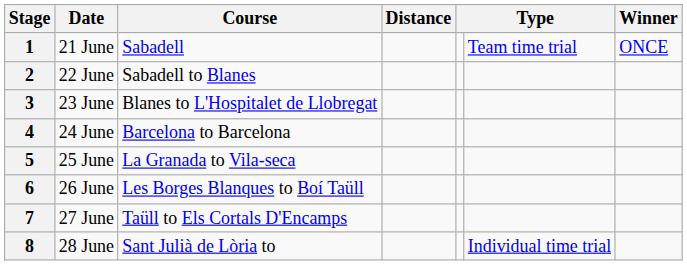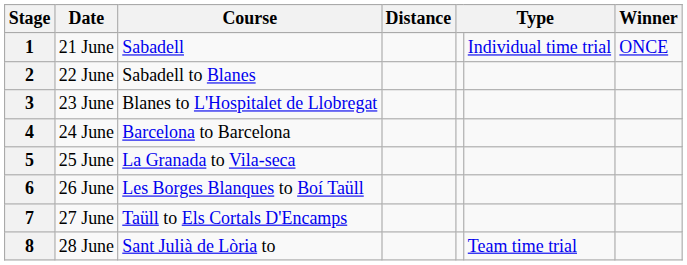(522, 47) Team time trial -> (539, 47) Individual time trial
(539, 246) Individual time trial -> (522, 246) Team time trial
